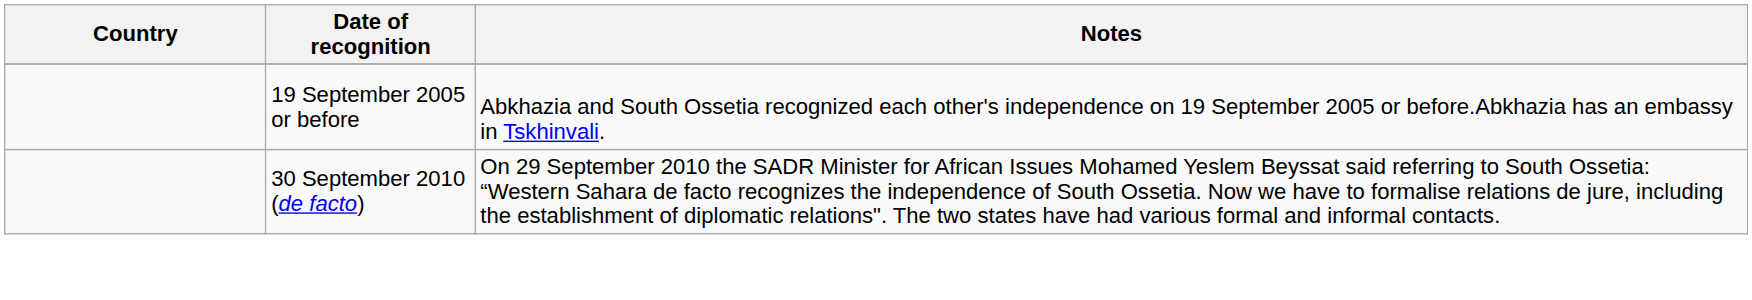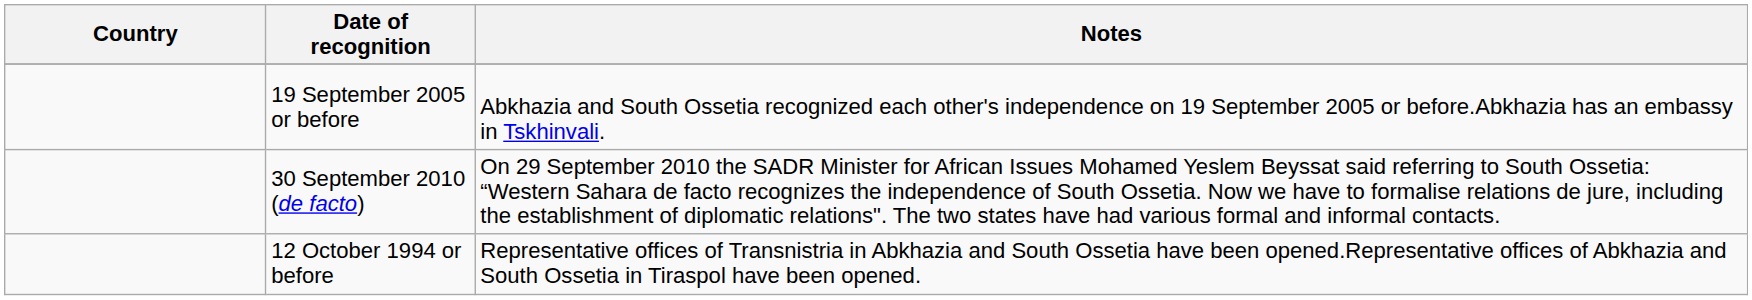+ row: (366, 263)
